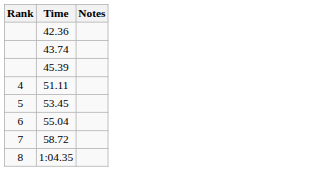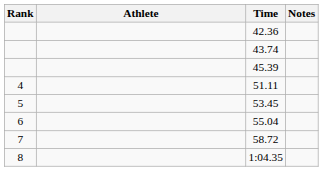+ column: (141, 13)
